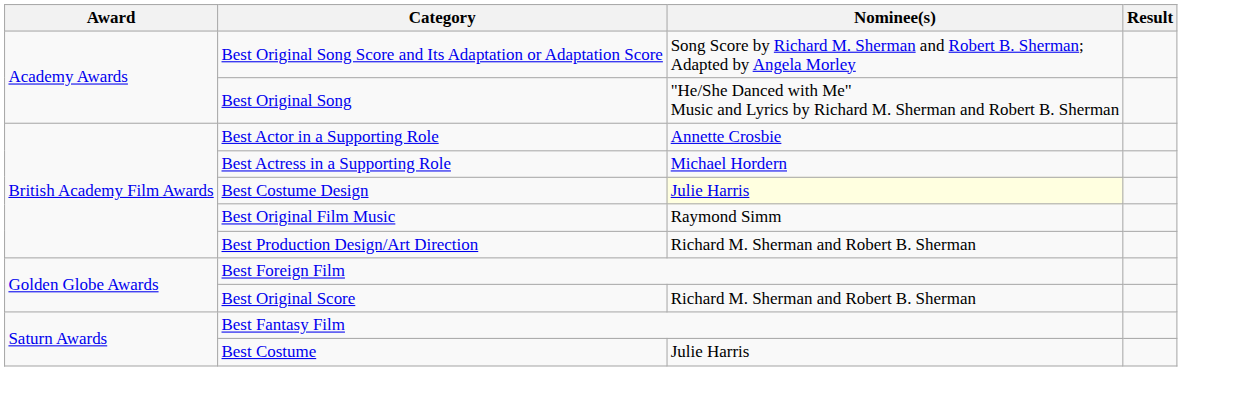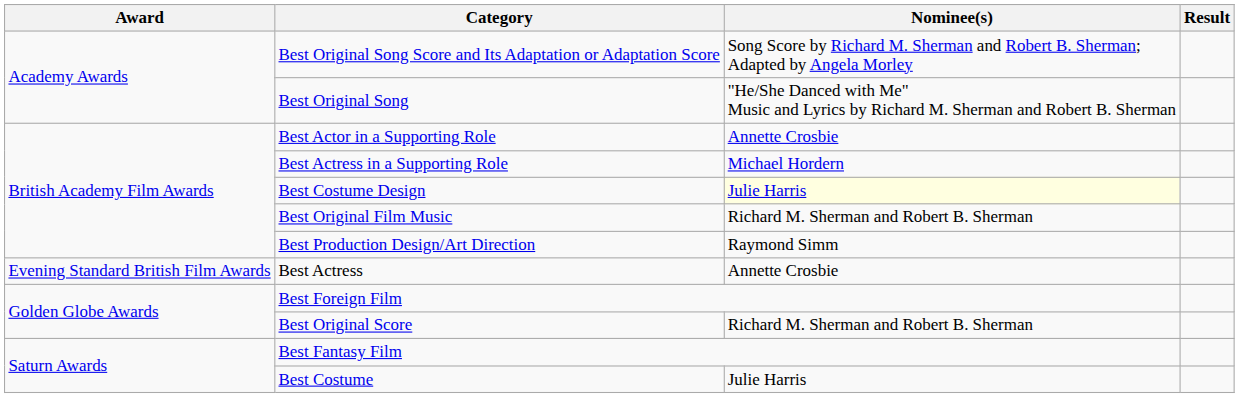(726, 217) Raymond Simm -> (880, 217) Richard M. Sherman and Robert B. Sherman
(823, 244) Richard M. Sherman and Robert B. Sherman -> (783, 244) Raymond Simm
+ row: (321, 271)
